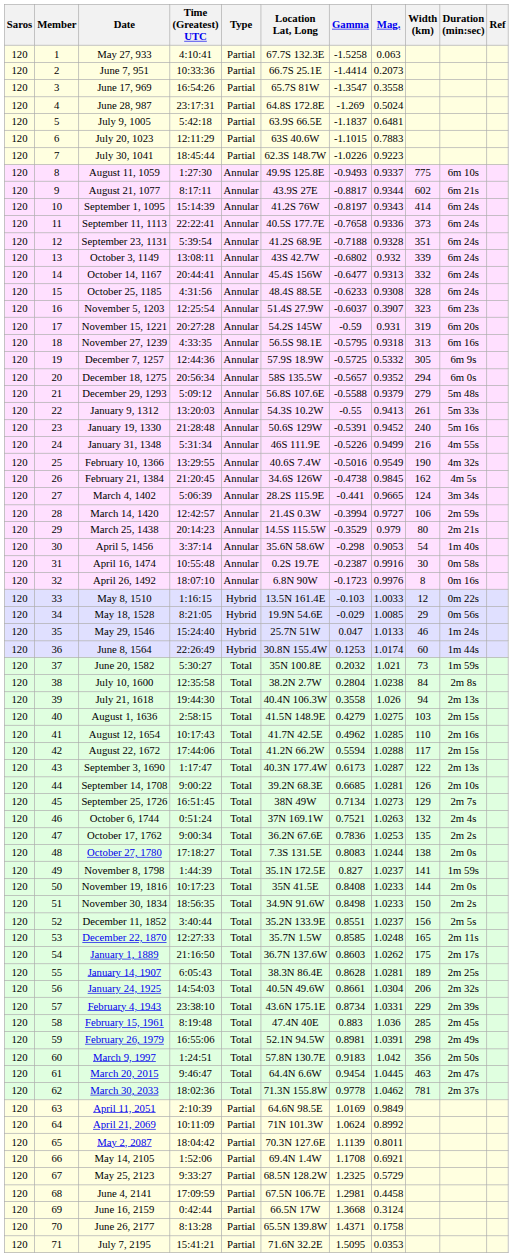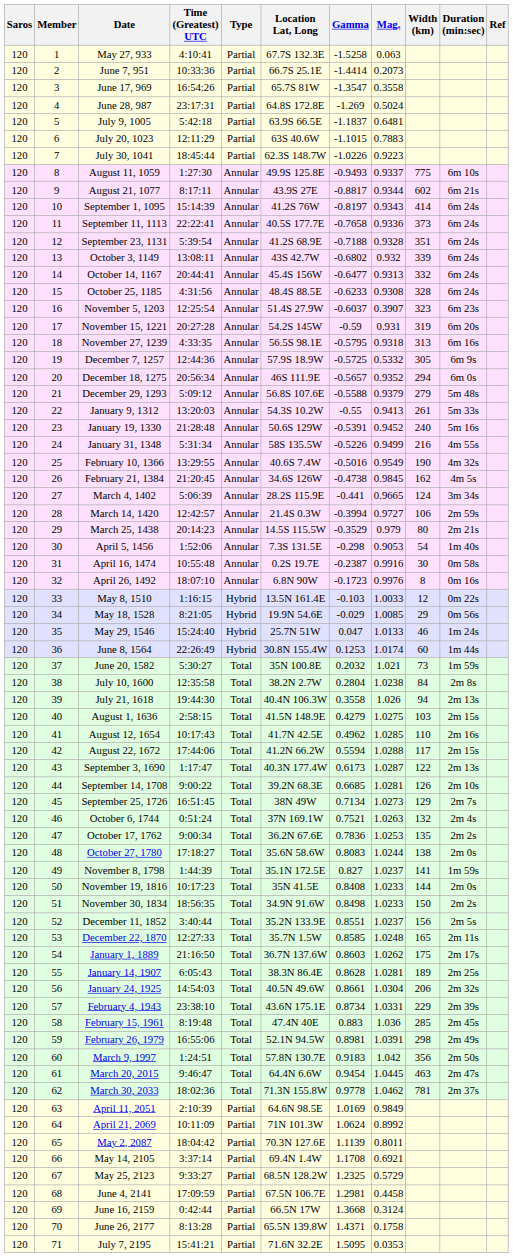(295, 377) 58S 135.5W -> (295, 377) 46S 111.9E
(295, 445) 46S 111.9E -> (295, 445) 58S 135.5W
(195, 547) 3:37:14 -> (195, 547) 1:52:06
(295, 547) 35.6N 58.6W -> (295, 547) 7.3S 131.5E
(295, 853) 7.3S 131.5E -> (295, 853) 35.6N 58.6W
(195, 1159) 1:52:06 -> (195, 1159) 3:37:14
